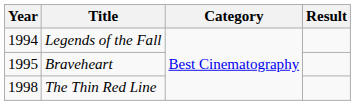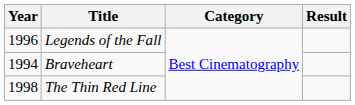(23, 40) 1994 -> (23, 40) 1996
(23, 64) 1995 -> (23, 64) 1994
